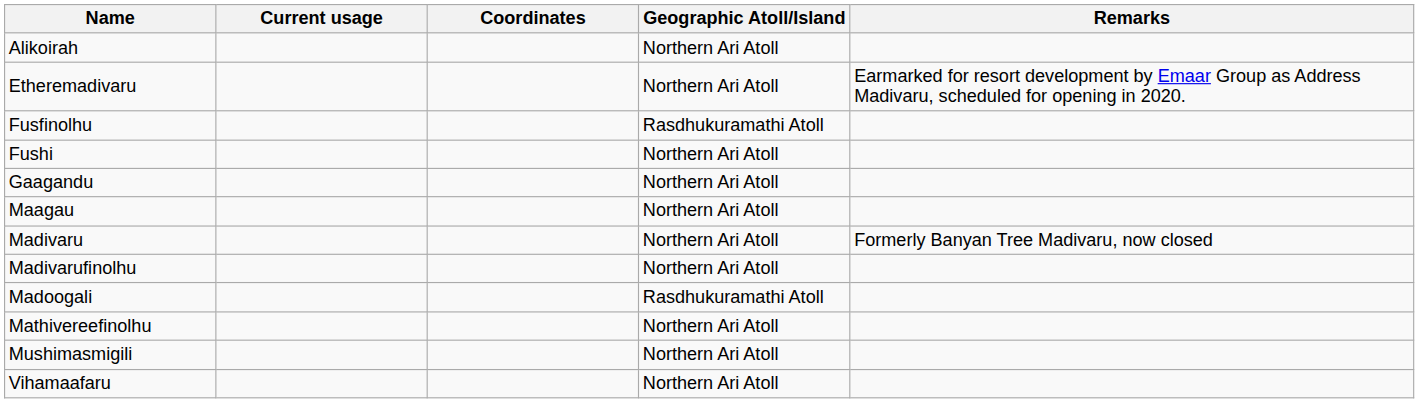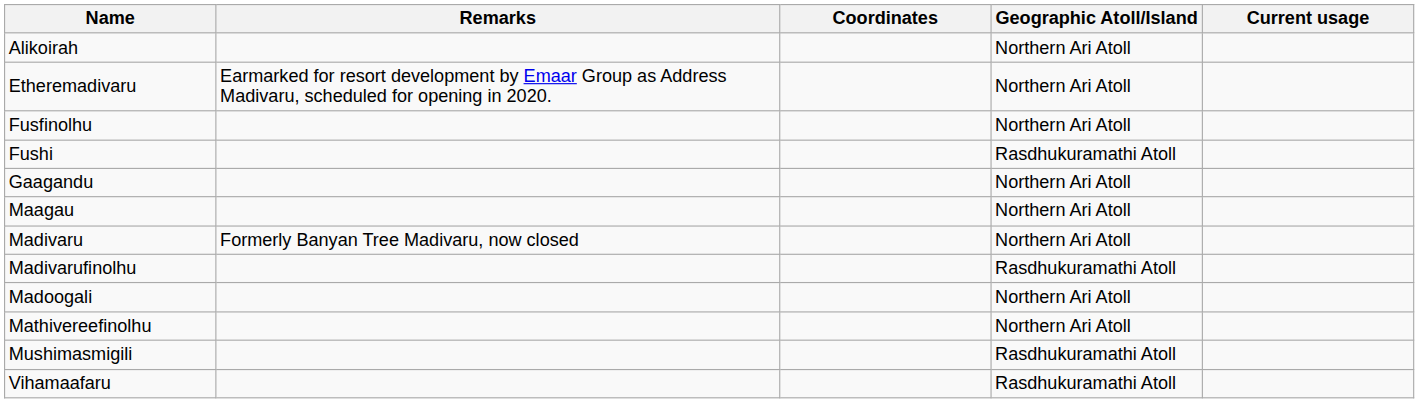columns swapped: (322, 18) <-> (1132, 18)
(733, 125) Rasdhukuramathi Atoll -> (1063, 125) Northern Ari Atoll
(711, 153) Northern Ari Atoll -> (1086, 153) Rasdhukuramathi Atoll
(711, 268) Northern Ari Atoll -> (1086, 268) Rasdhukuramathi Atoll
(733, 297) Rasdhukuramathi Atoll -> (1063, 297) Northern Ari Atoll
(711, 354) Northern Ari Atoll -> (1086, 354) Rasdhukuramathi Atoll
(711, 383) Northern Ari Atoll -> (1086, 383) Rasdhukuramathi Atoll
